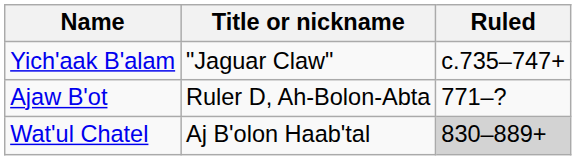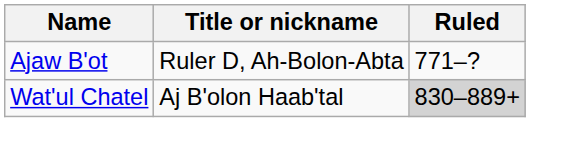- row: (93, 60)
